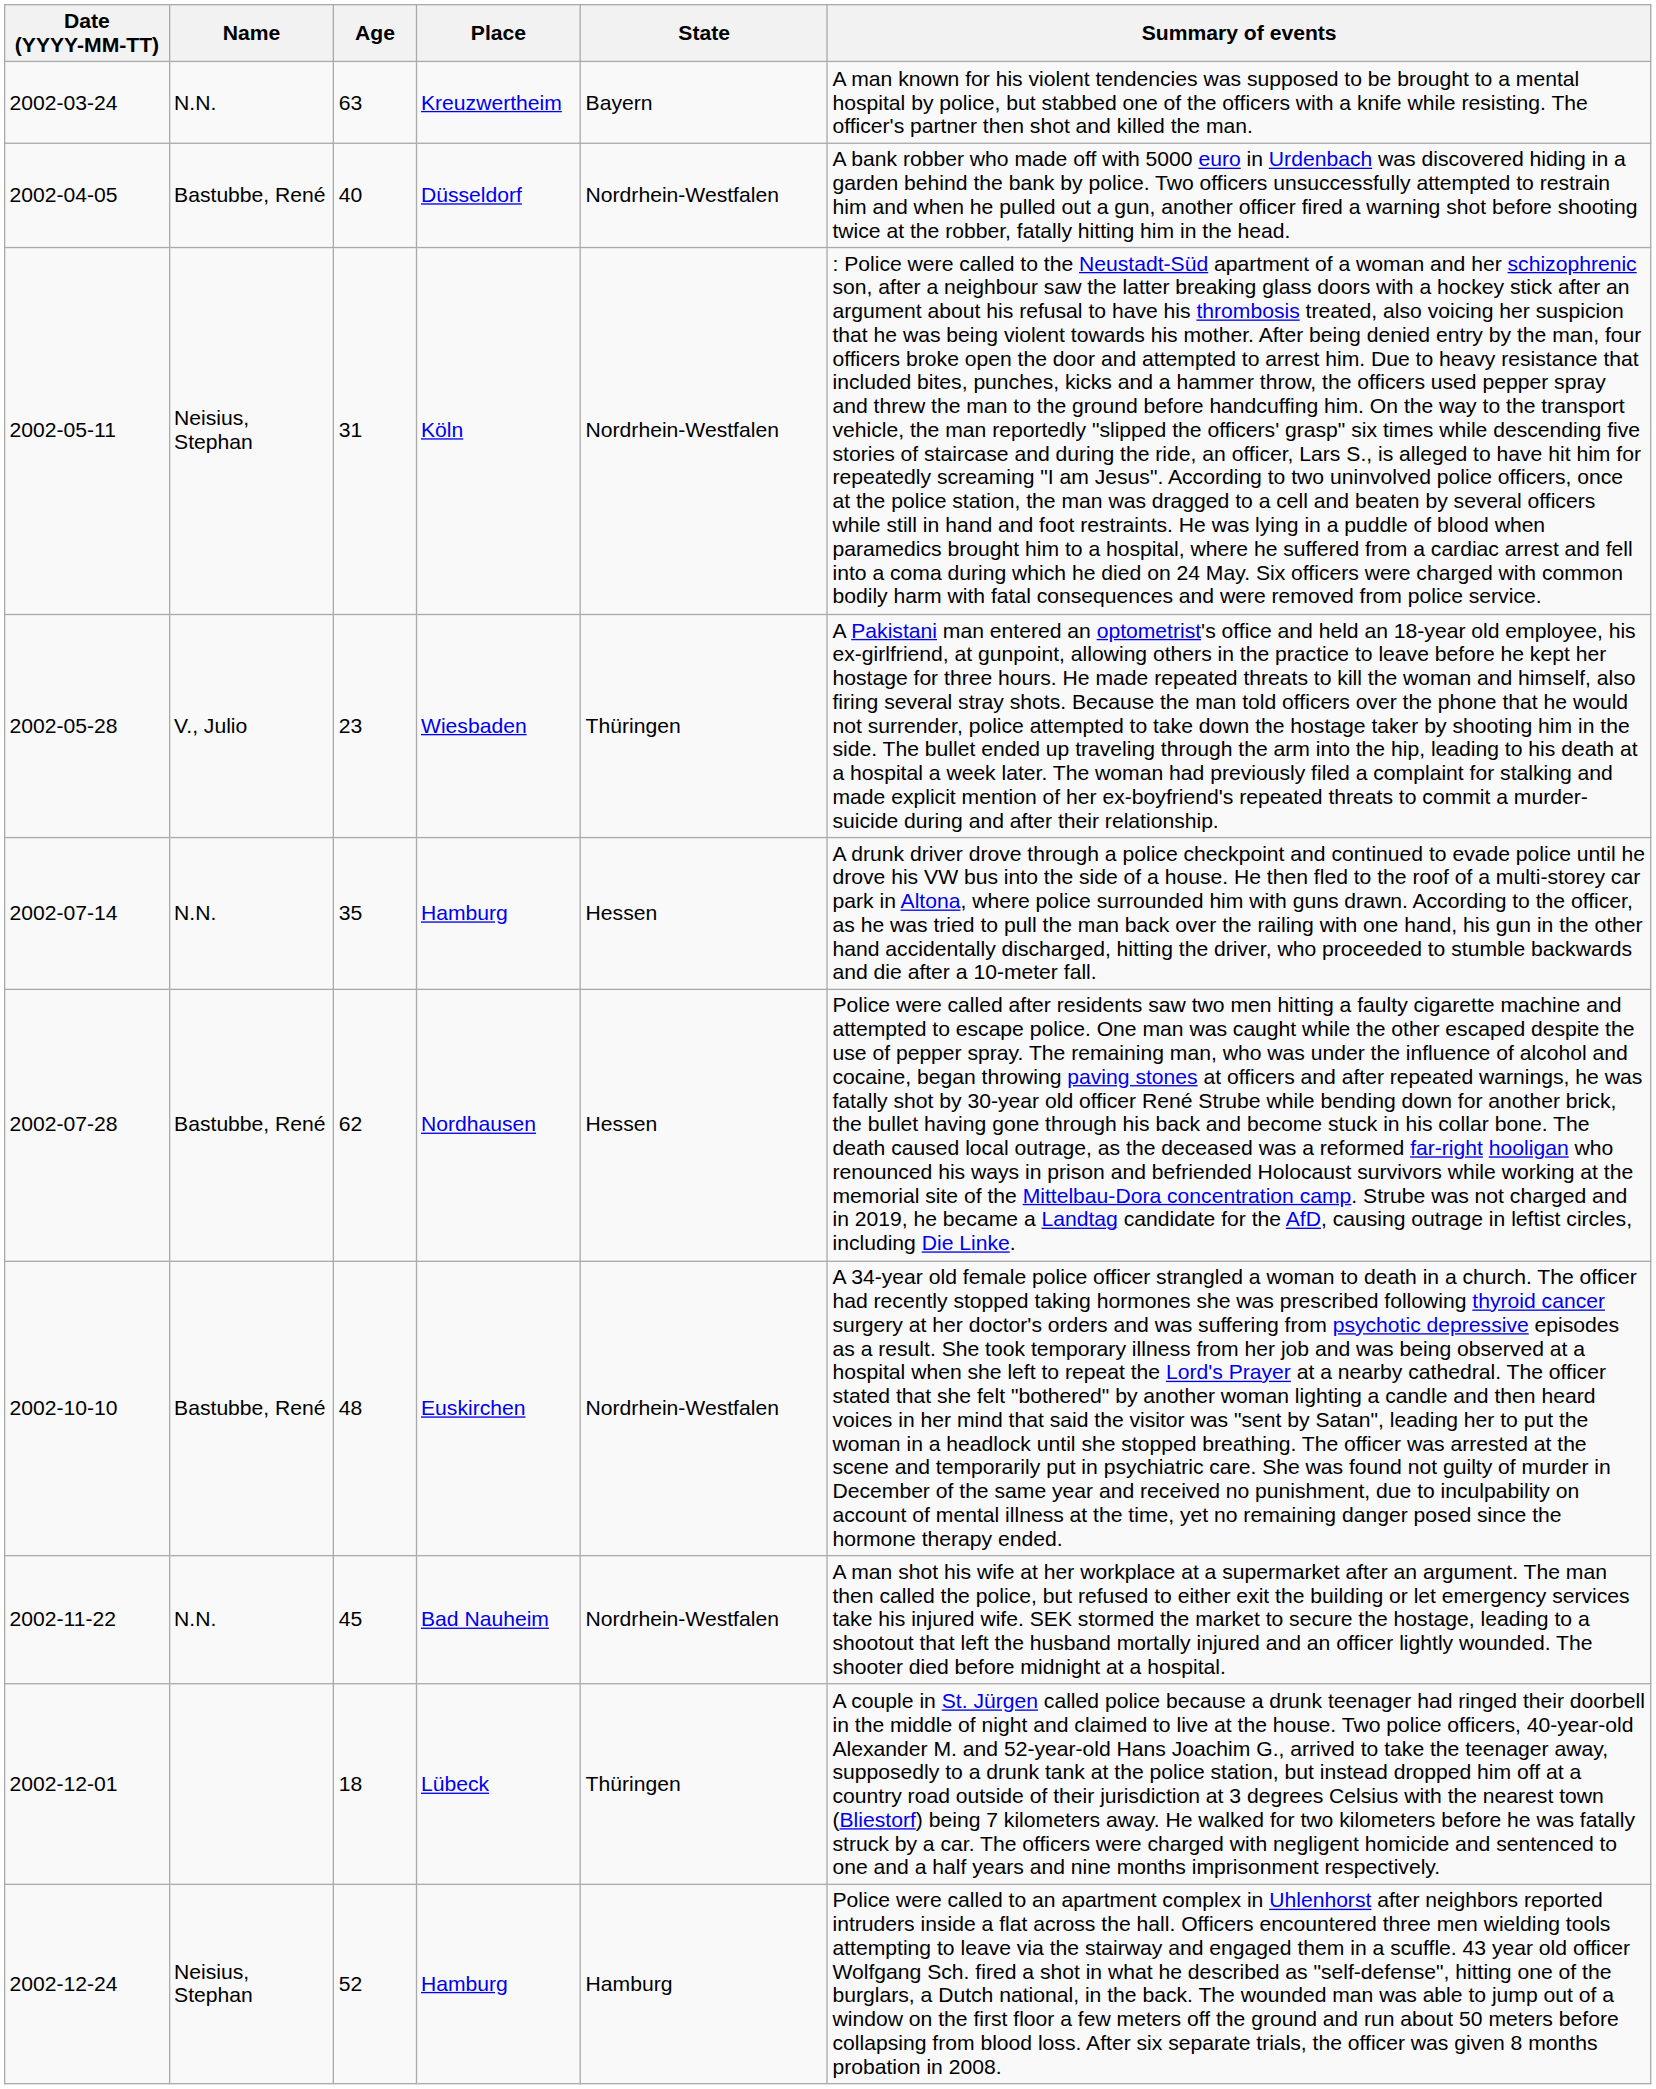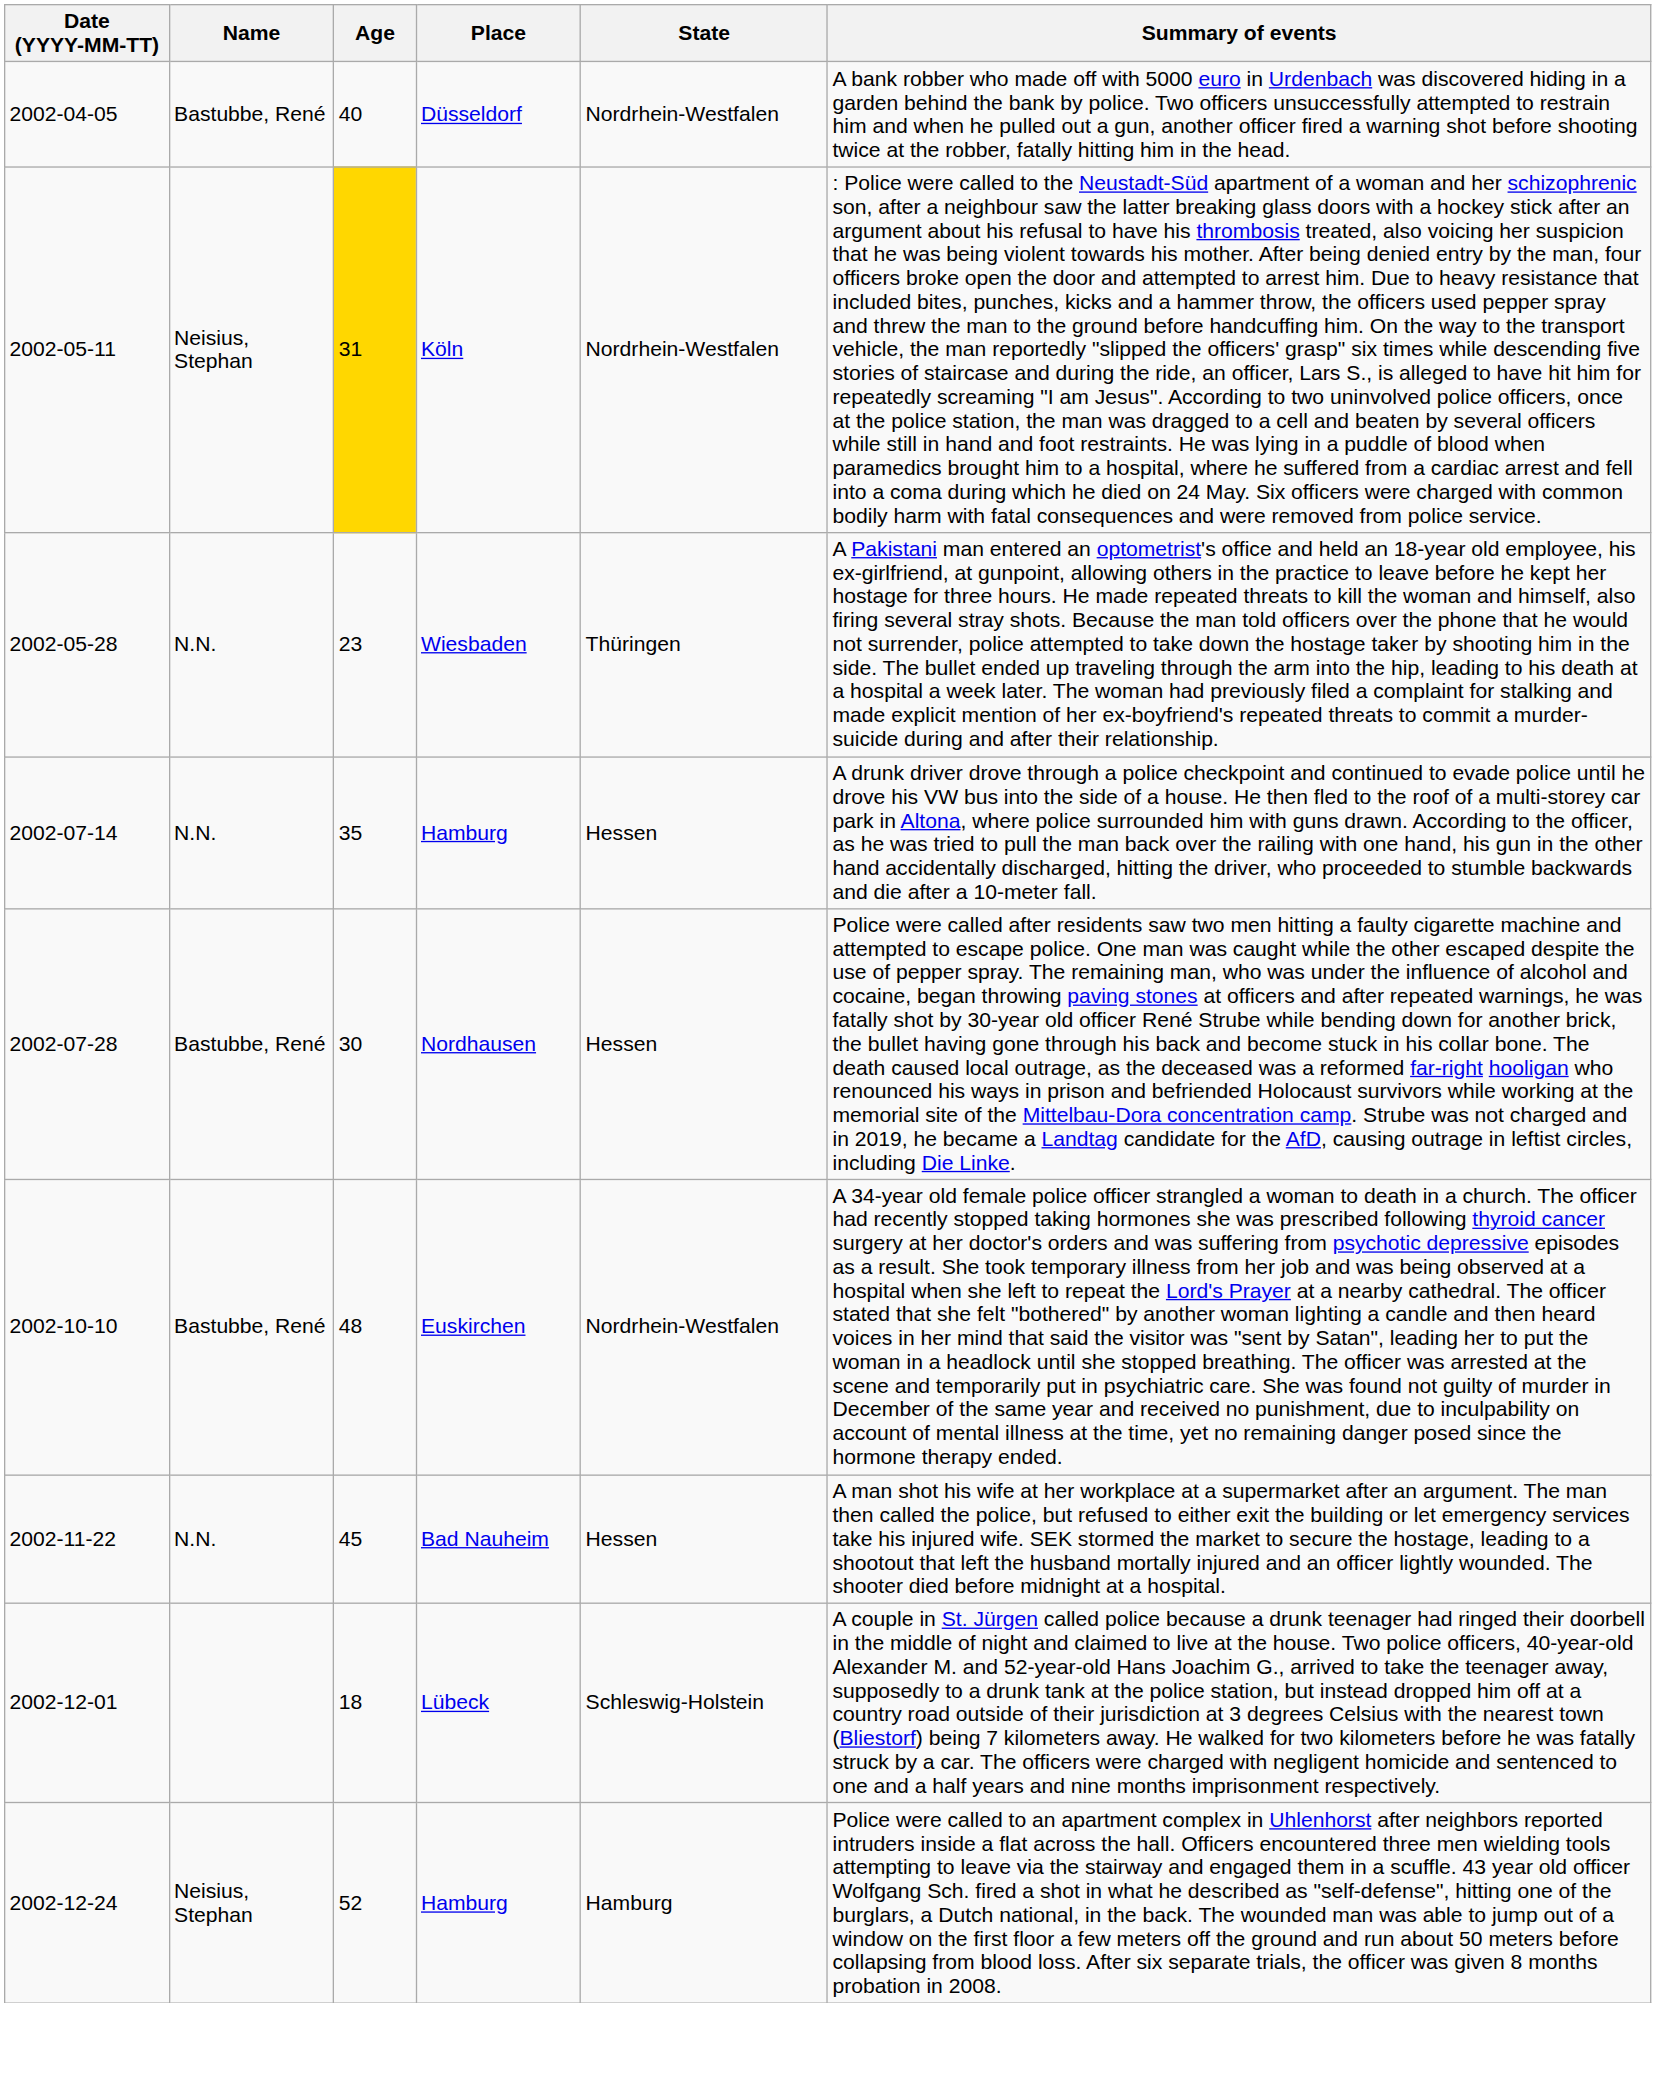- row: (64, 102)
(350, 430) no background -> (350, 349) gold background
(211, 725) V., Julio -> (195, 644) N.N.
(350, 1125) 62 -> (350, 1044) 30
(682, 1619) Nordrhein-Westfalen -> (621, 1538) Hessen
(633, 1783) Thüringen -> (675, 1702) Schleswig-Holstein
